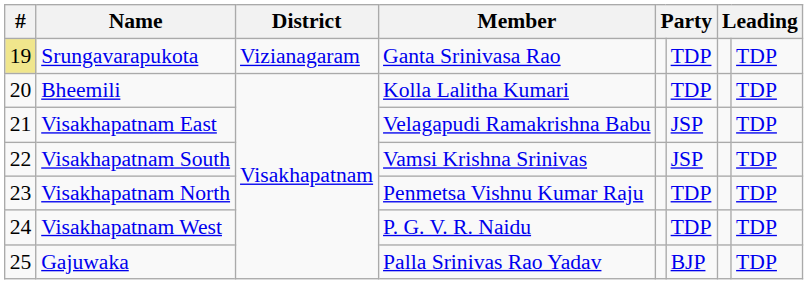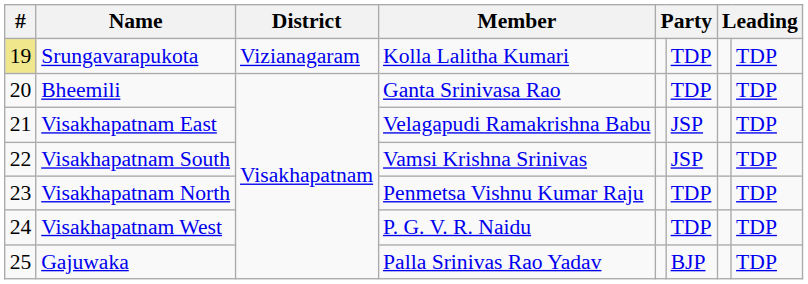(472, 55) Ganta Srinivasa Rao -> (476, 55) Kolla Lalitha Kumari
(476, 90) Kolla Lalitha Kumari -> (472, 90) Ganta Srinivasa Rao
